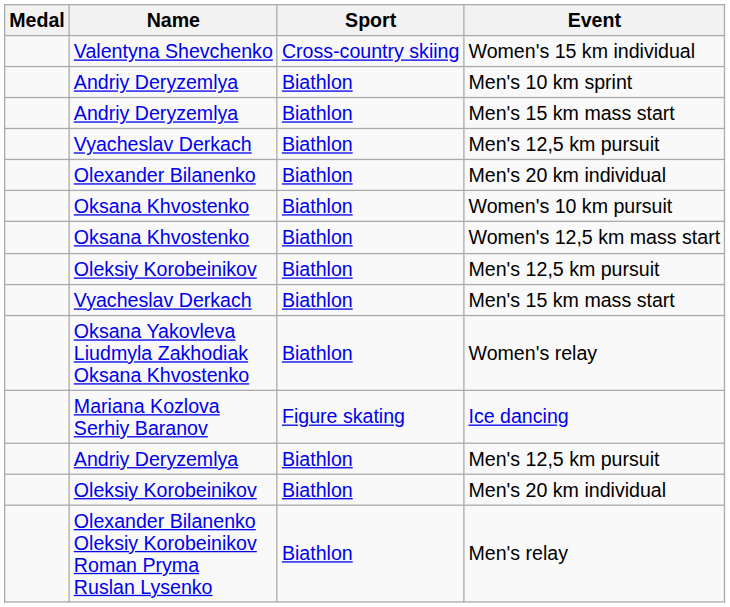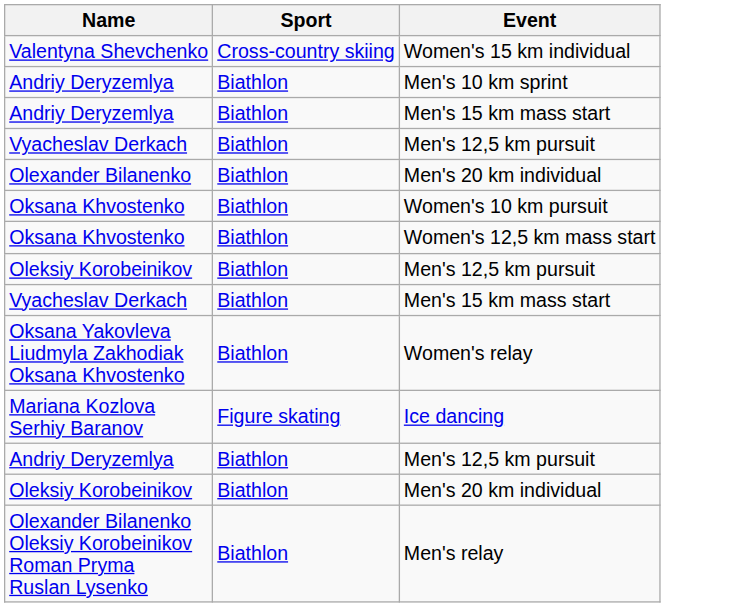- column: (37, 20)
